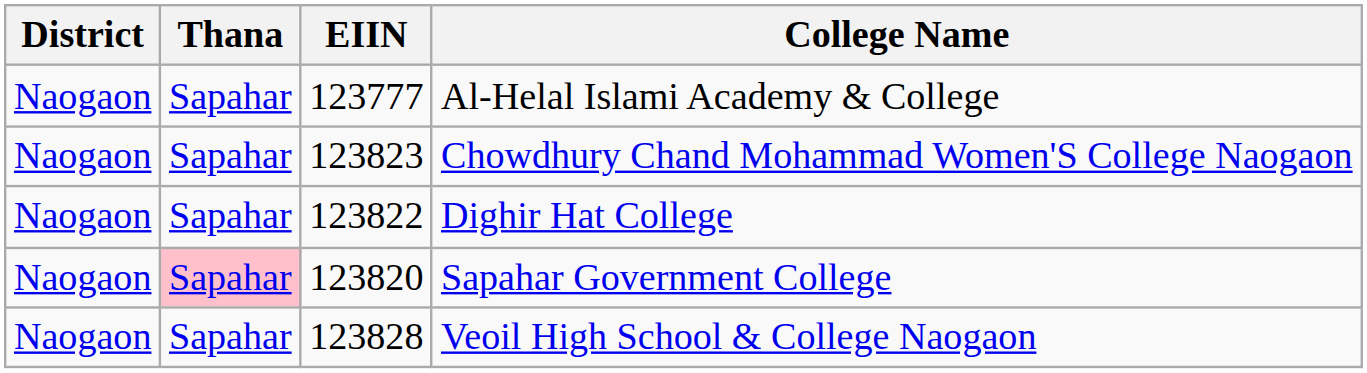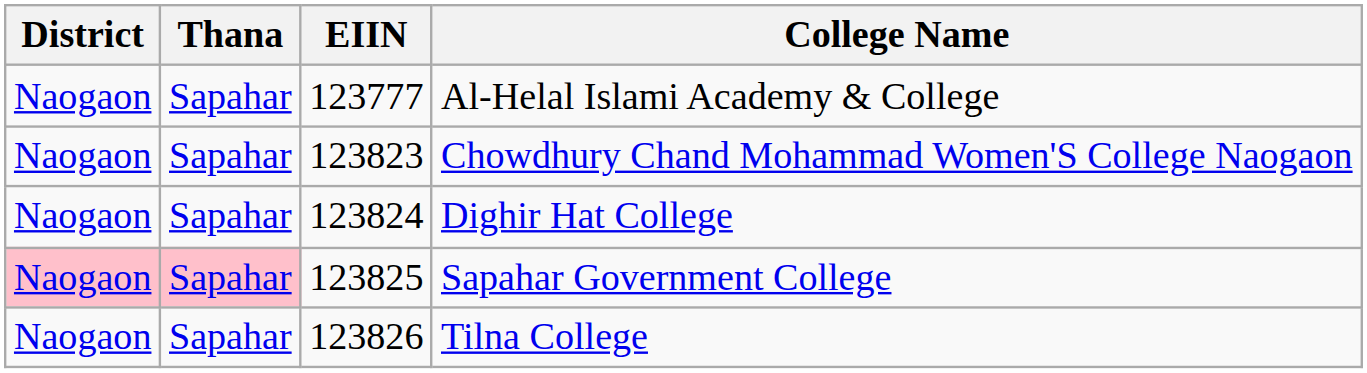(366, 215) 123822 -> (366, 215) 123824
(83, 276) no background -> (83, 276) pink background
(366, 276) 123820 -> (366, 276) 123825
+ row: (544, 336)
- row: (739, 336)
